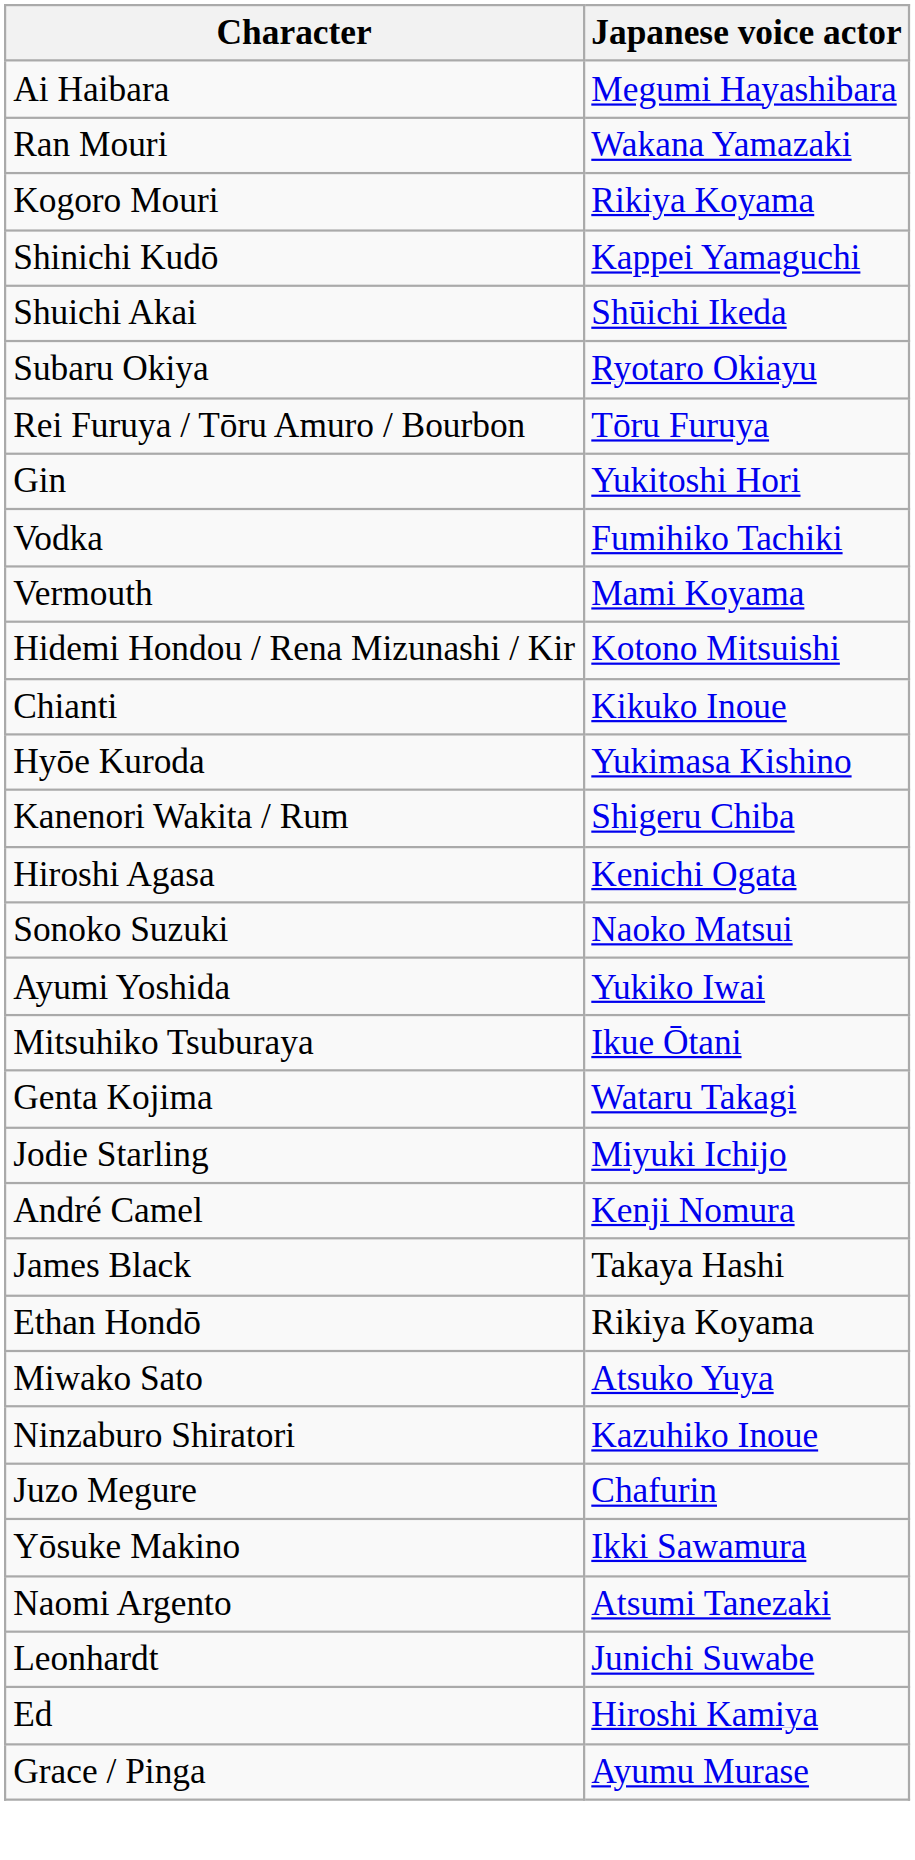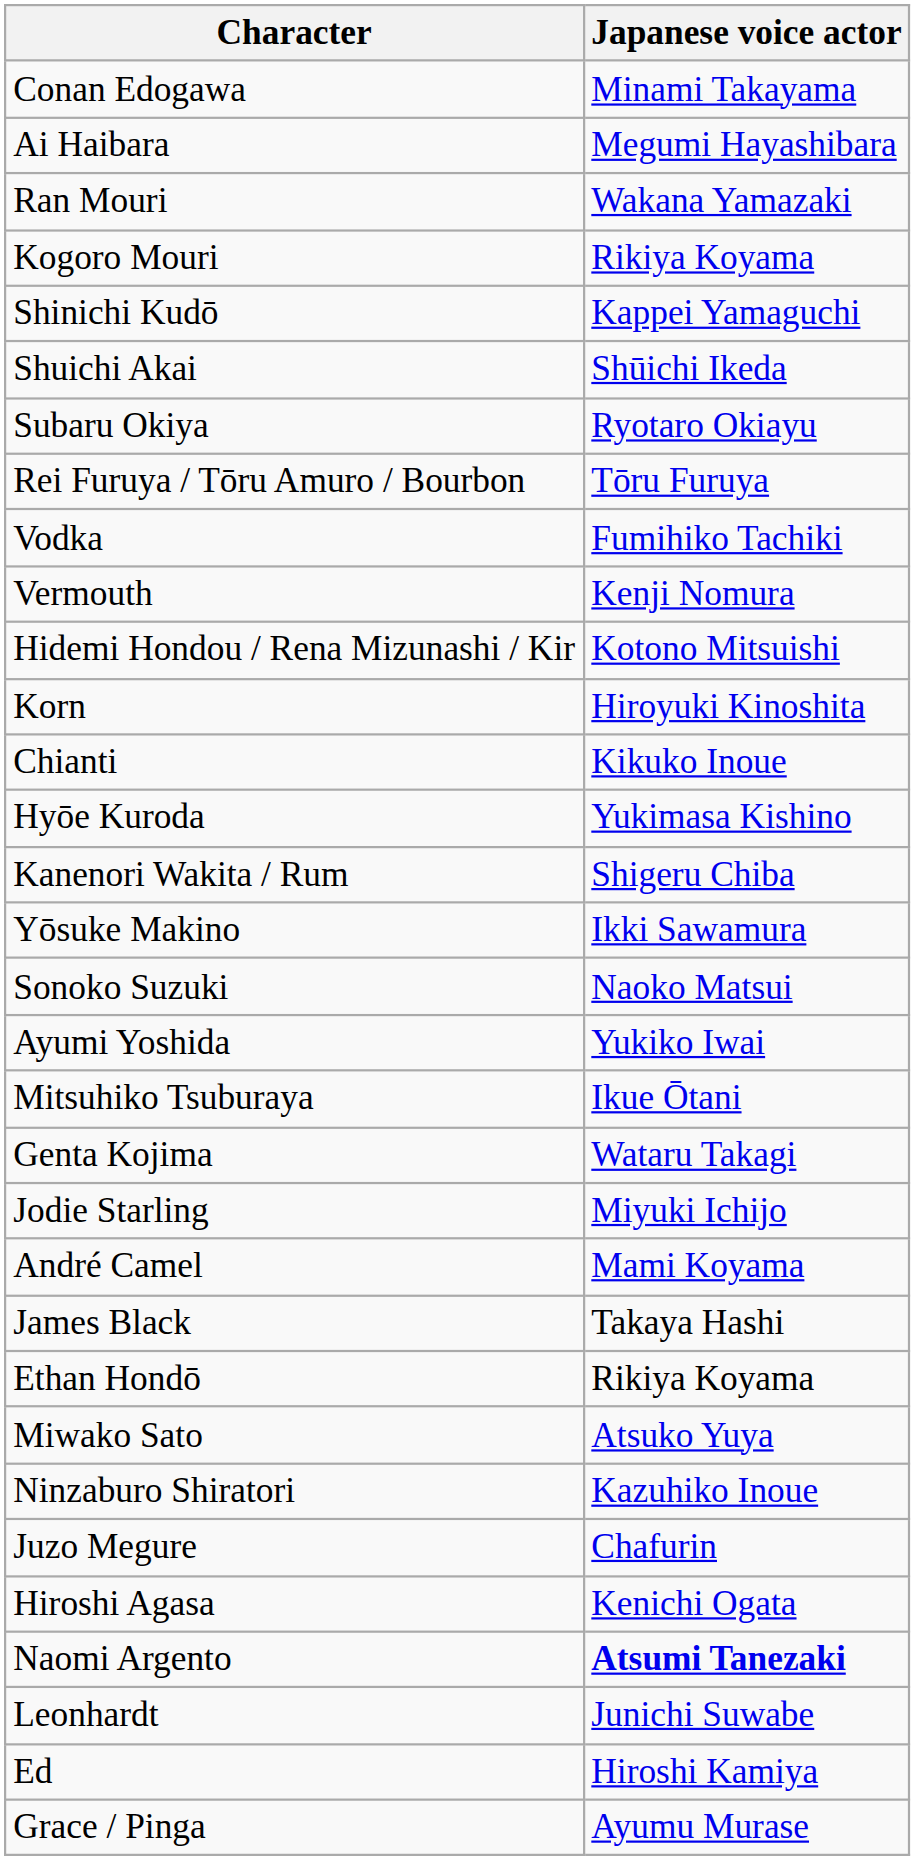+ row: (130, 88)
- row: (40, 481)
(698, 593) Mami Koyama -> (693, 593) Kenji Nomura
+ row: (50, 705)
rows swapped: (114, 873) <-> (127, 1546)
(693, 1210) Kenji Nomura -> (698, 1266) Mami Koyama
(711, 1602) normal -> (719, 1658) bold
